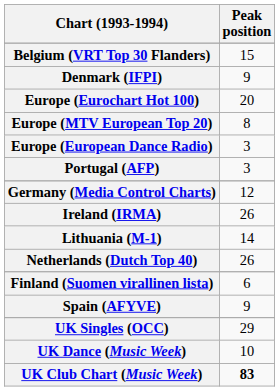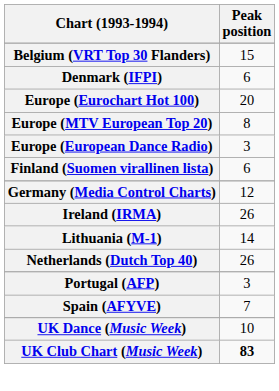(247, 77) 9 -> (247, 77) 6
rows swapped: (112, 283) <-> (112, 169)
(247, 306) 9 -> (247, 306) 7
- row: (112, 329)
